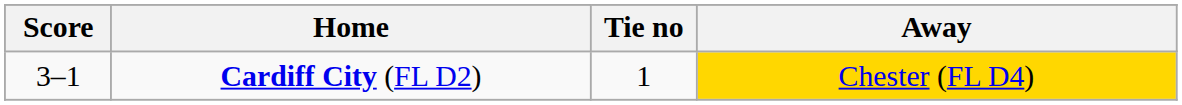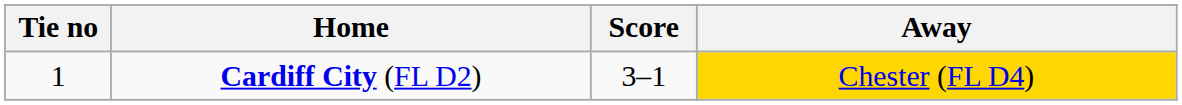columns swapped: (644, 28) <-> (58, 28)
